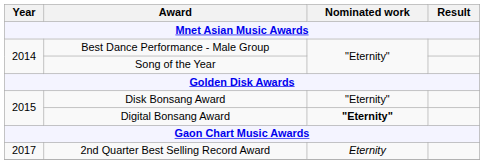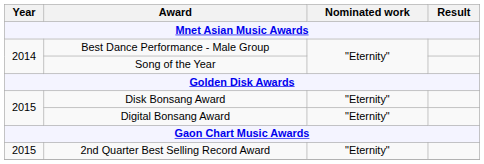(367, 116) bold -> (367, 116) normal
(24, 151) 2017 -> (24, 151) 2015
(367, 151) Eternity -> (367, 151) "Eternity"
